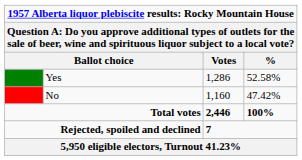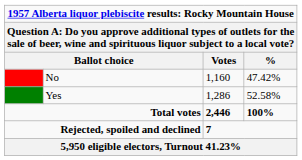rows swapped: (53, 78) <-> (52, 95)
